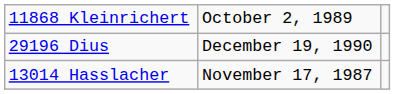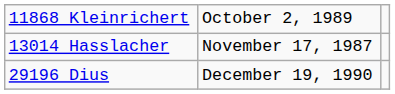rows swapped: (89, 75) <-> (59, 47)
